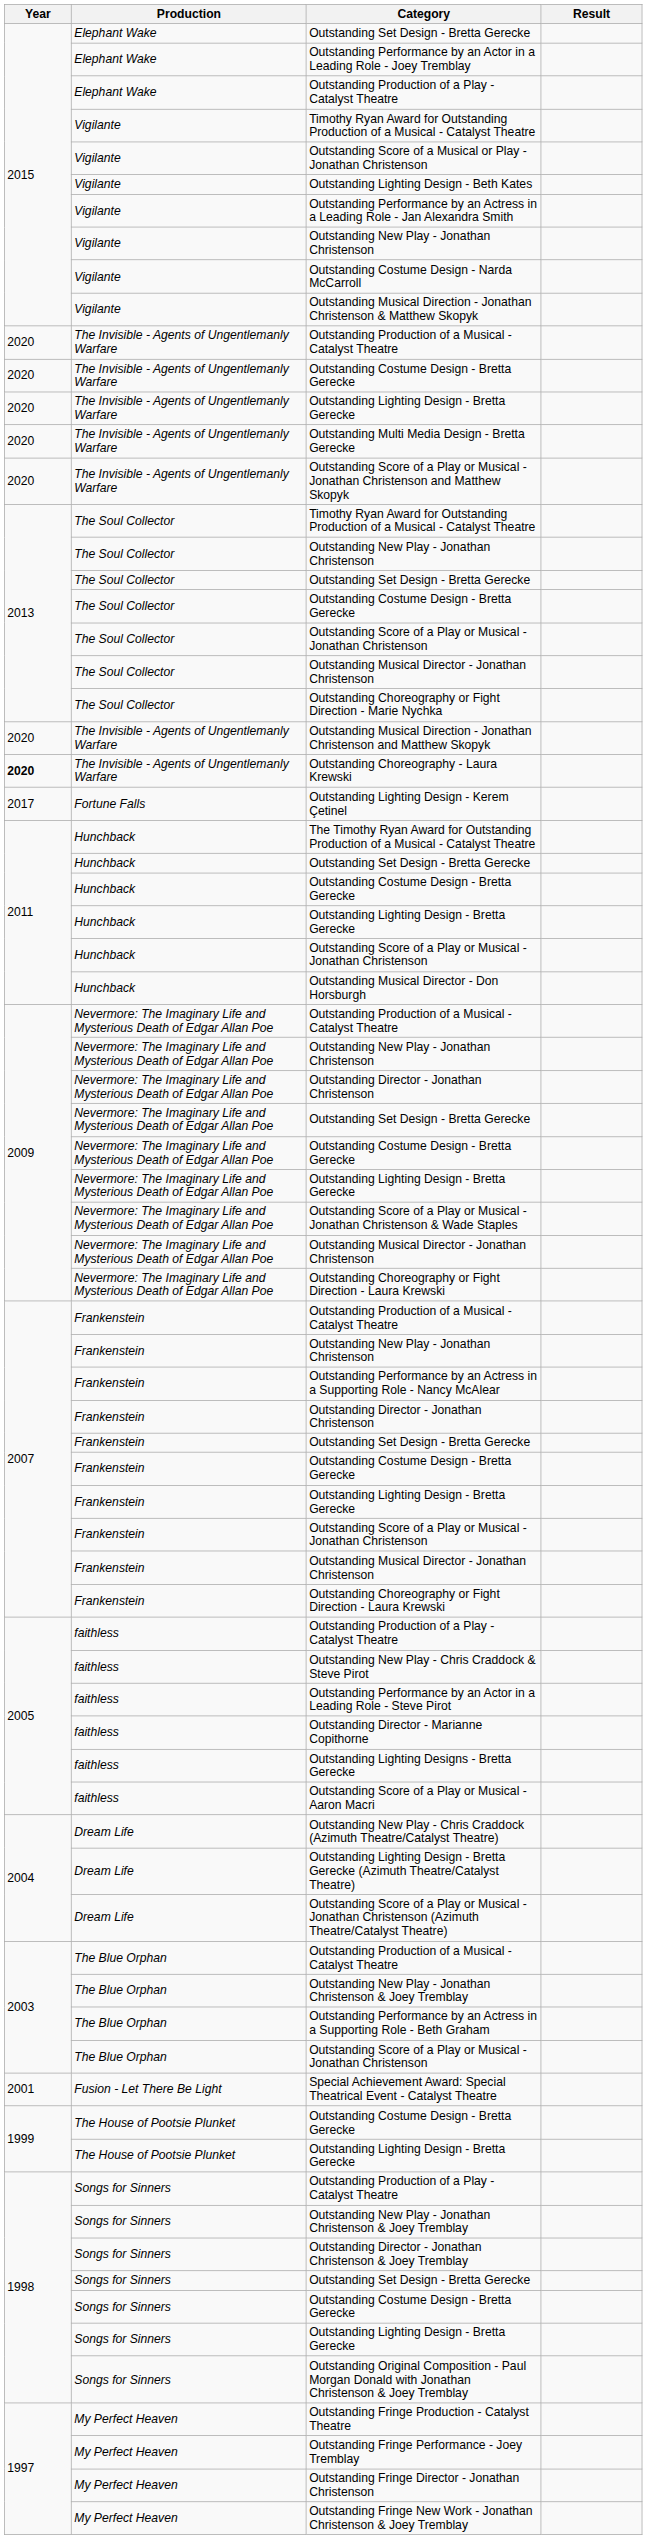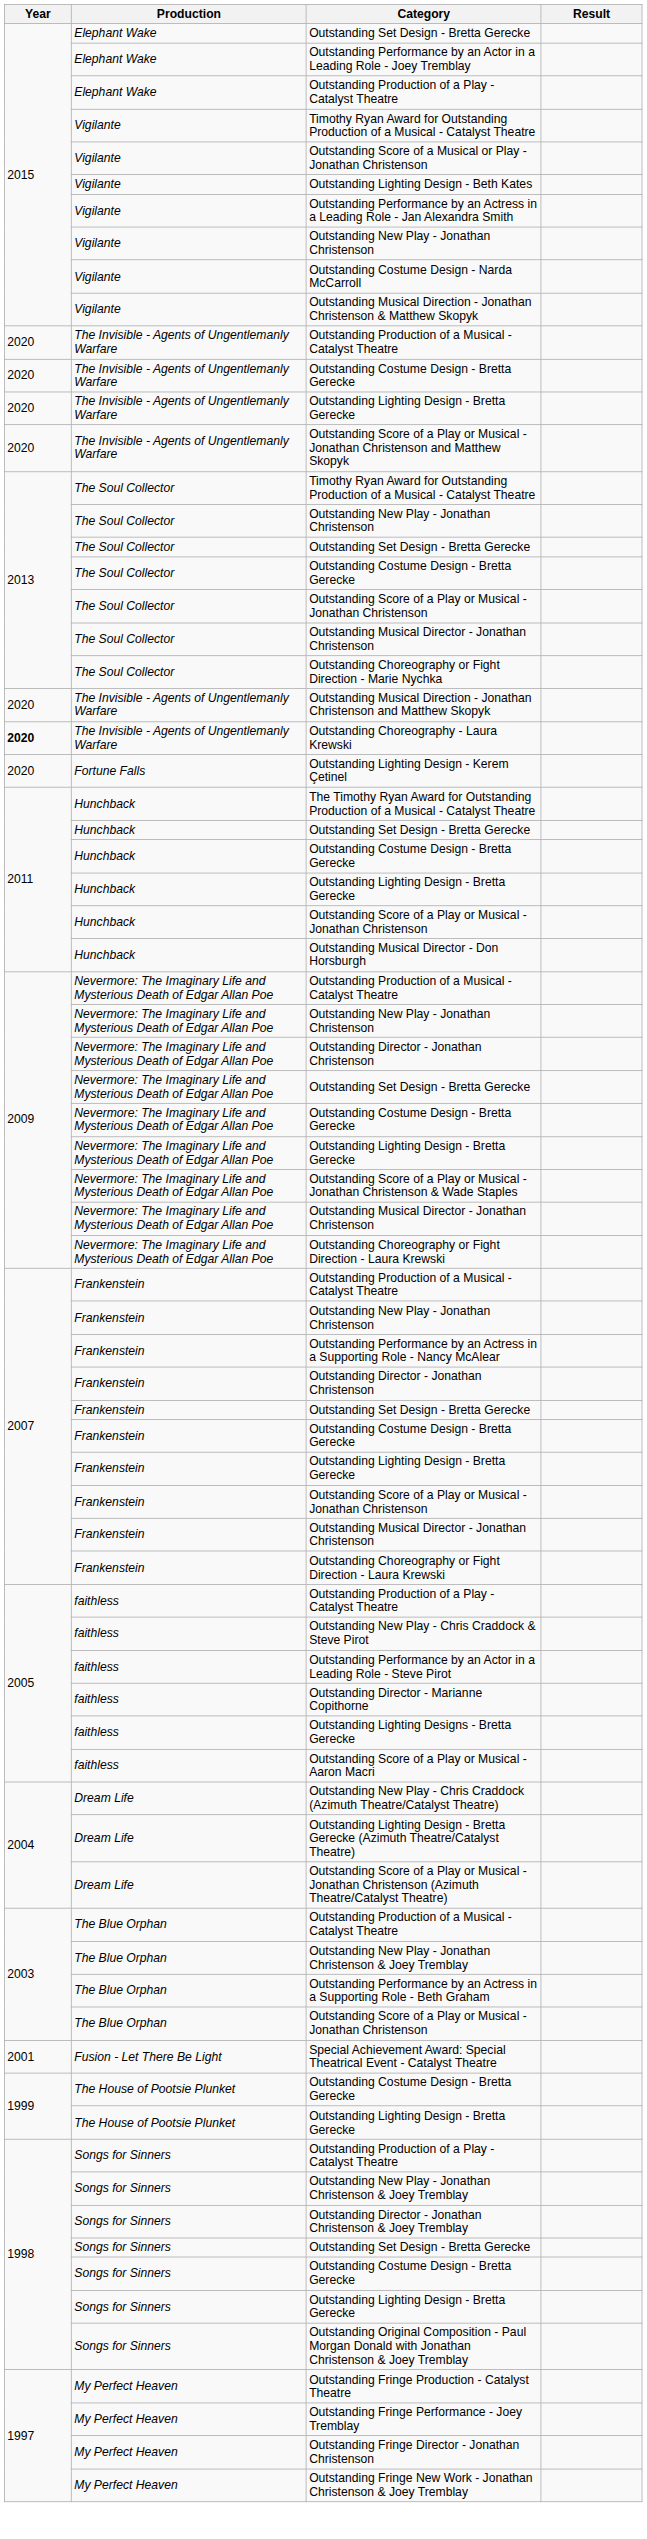- row: (182, 441)
(21, 804) 2017 -> (21, 771) 2020
